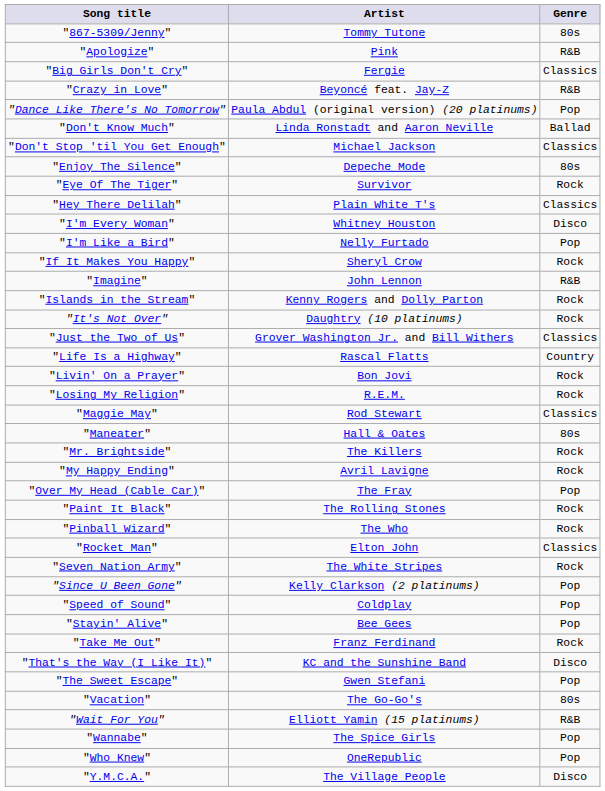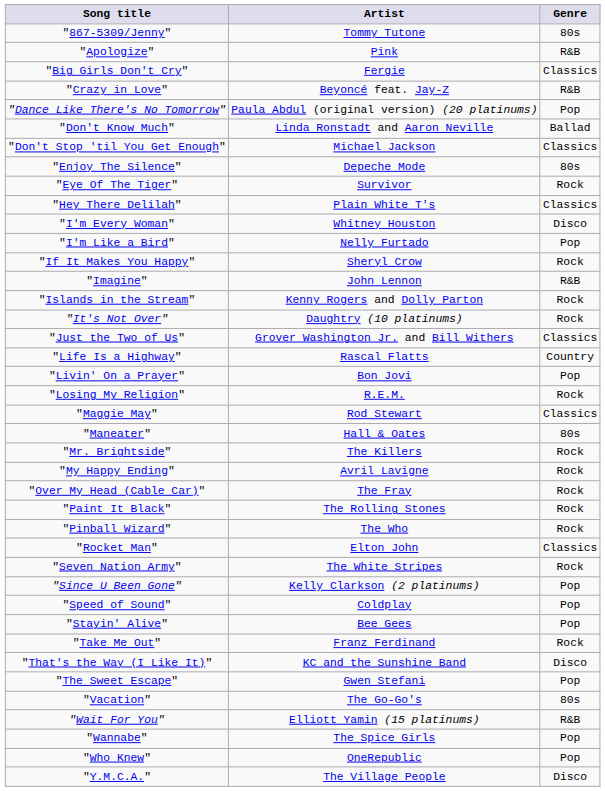(570, 376) Rock -> (570, 376) Pop
(570, 491) Pop -> (570, 491) Rock
